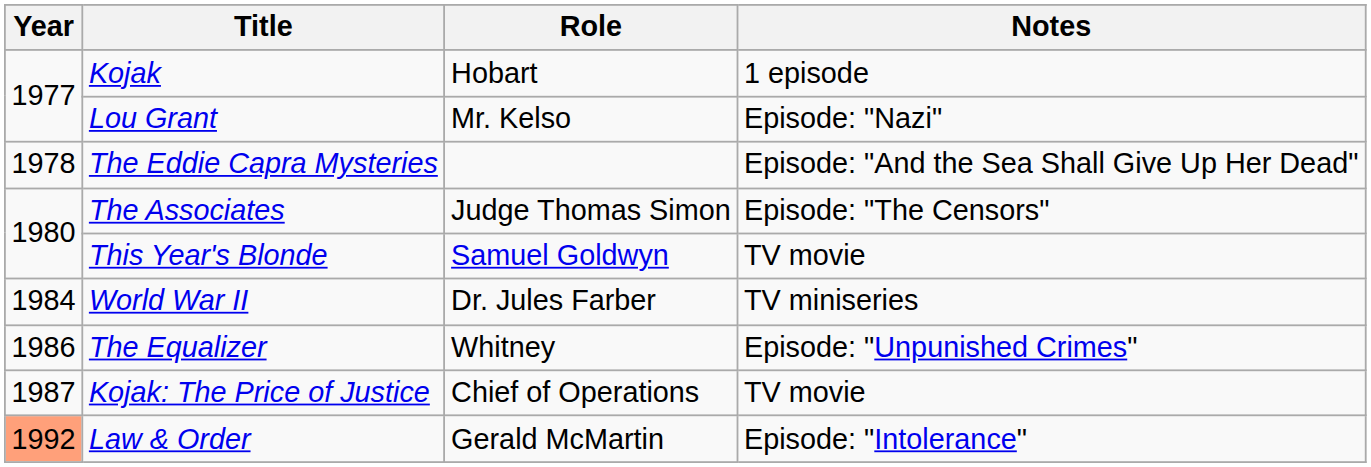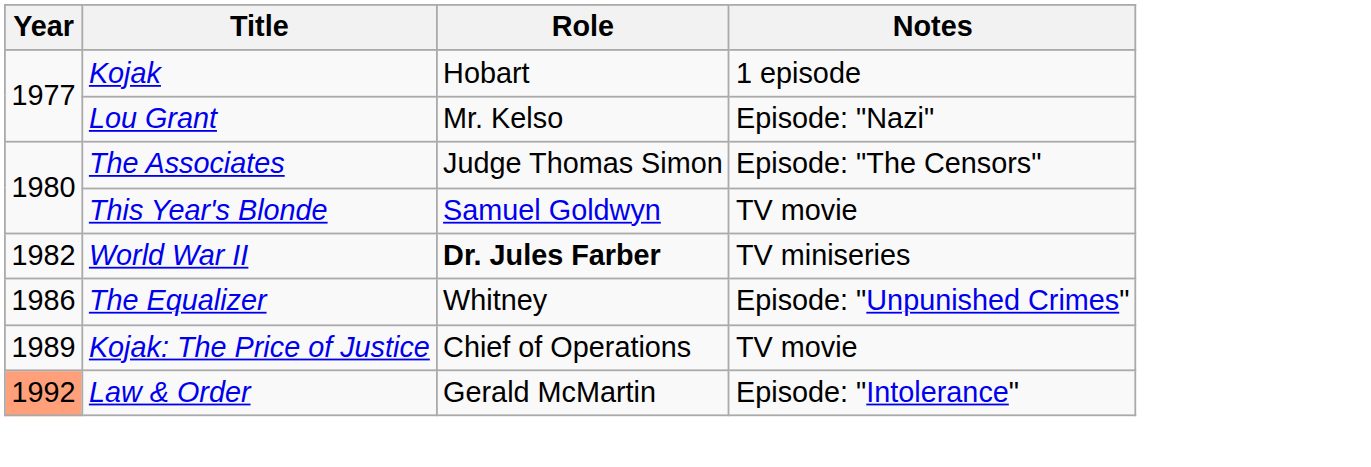- row: (263, 164)
(44, 301) 1984 -> (44, 255) 1982
(554, 301) normal -> (552, 255) bold
(44, 392) 1987 -> (44, 347) 1989
